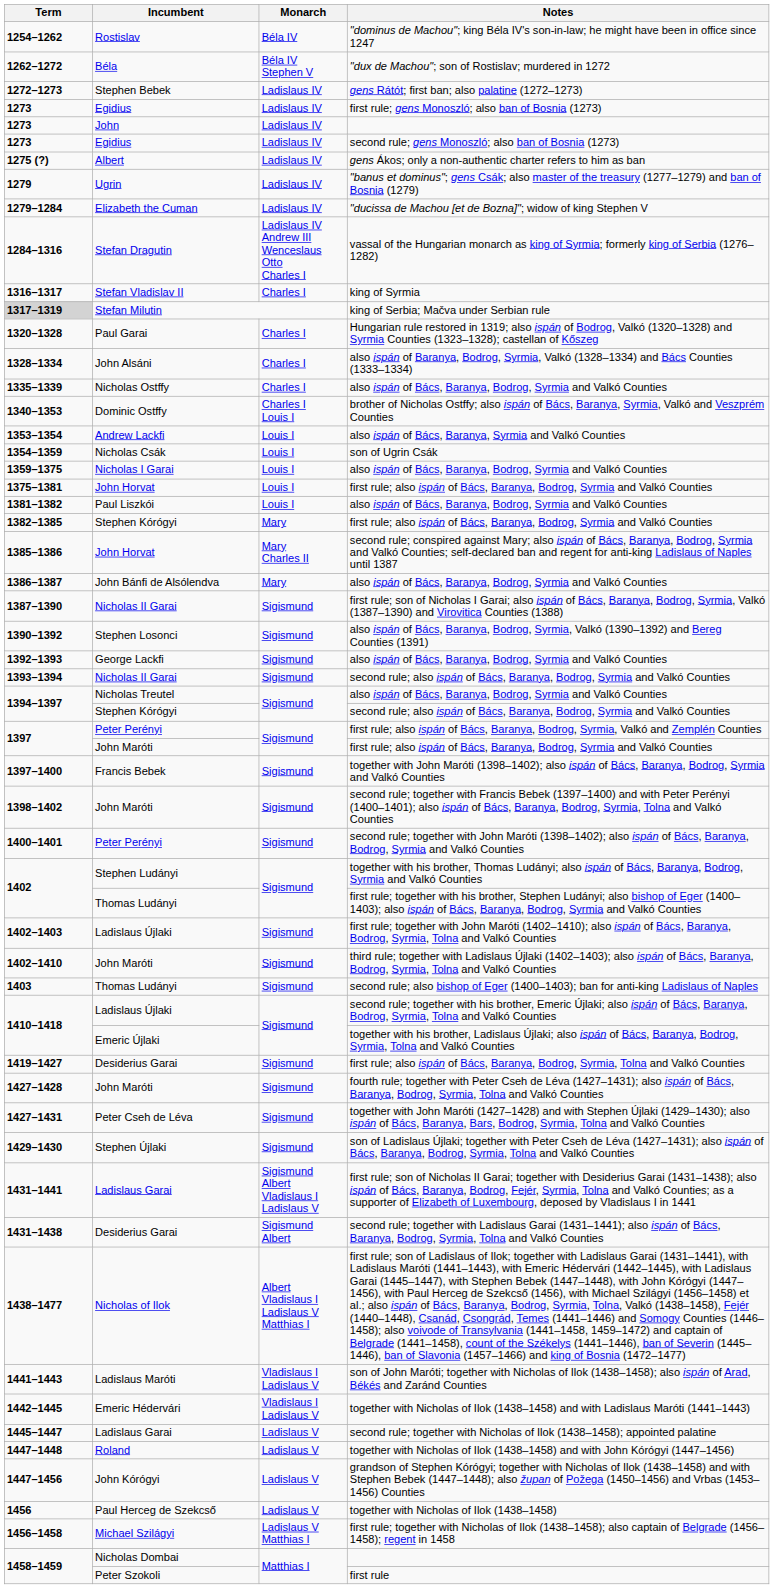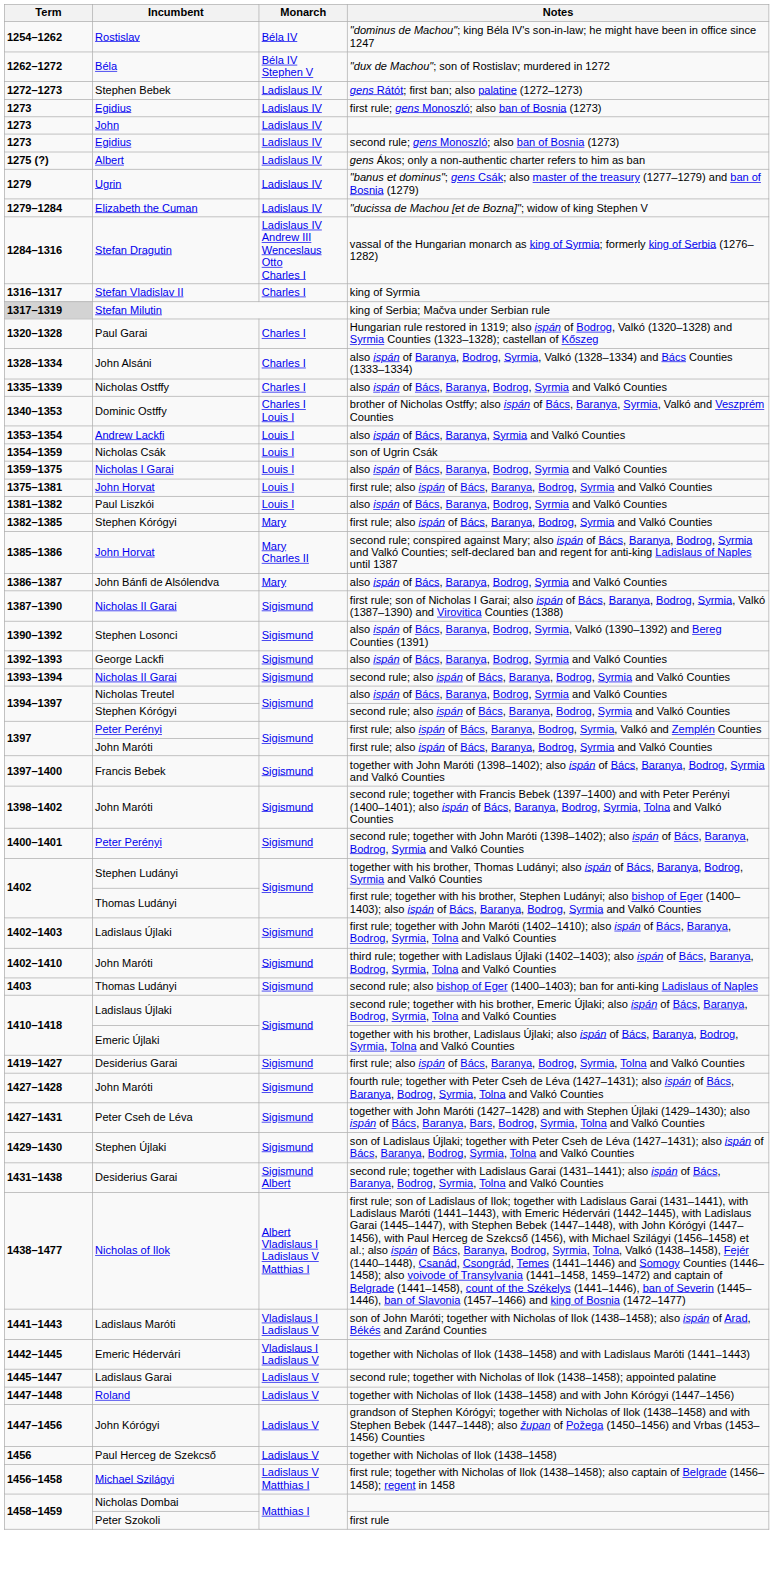- row: (35, 1190)
